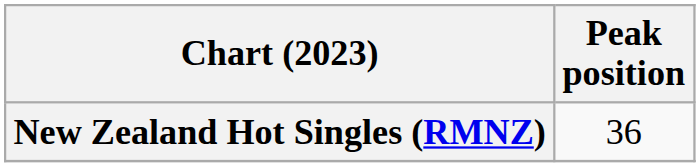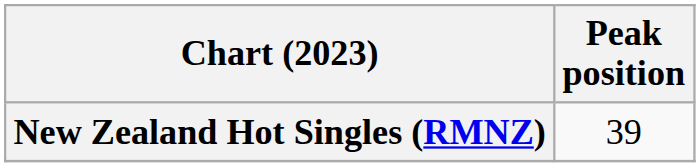(624, 131) 36 -> (624, 131) 39
